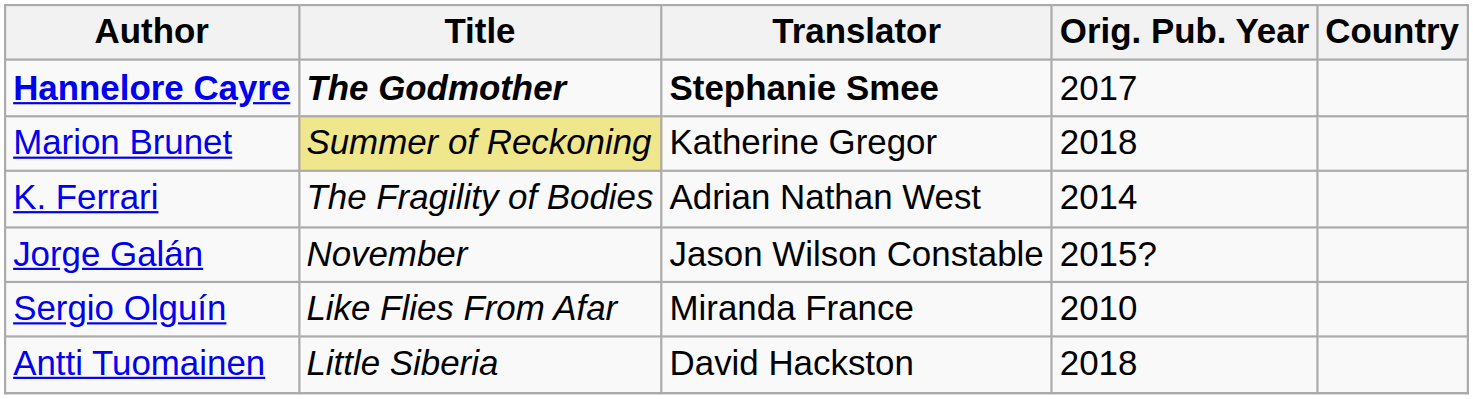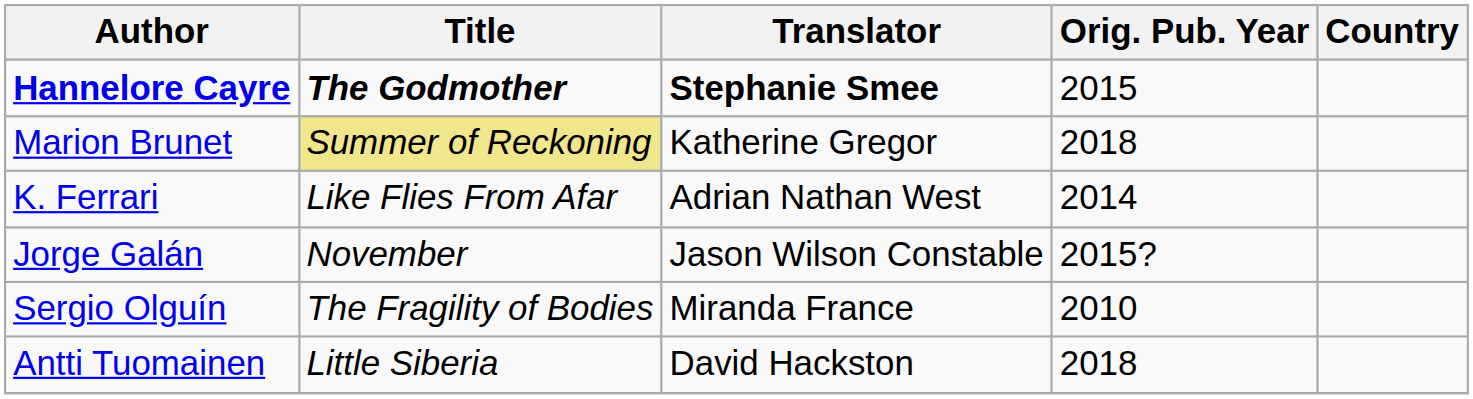(1099, 87) 2017 -> (1099, 87) 2015
(480, 198) The Fragility of Bodies -> (462, 198) Like Flies From Afar
(462, 308) Like Flies From Afar -> (480, 308) The Fragility of Bodies
